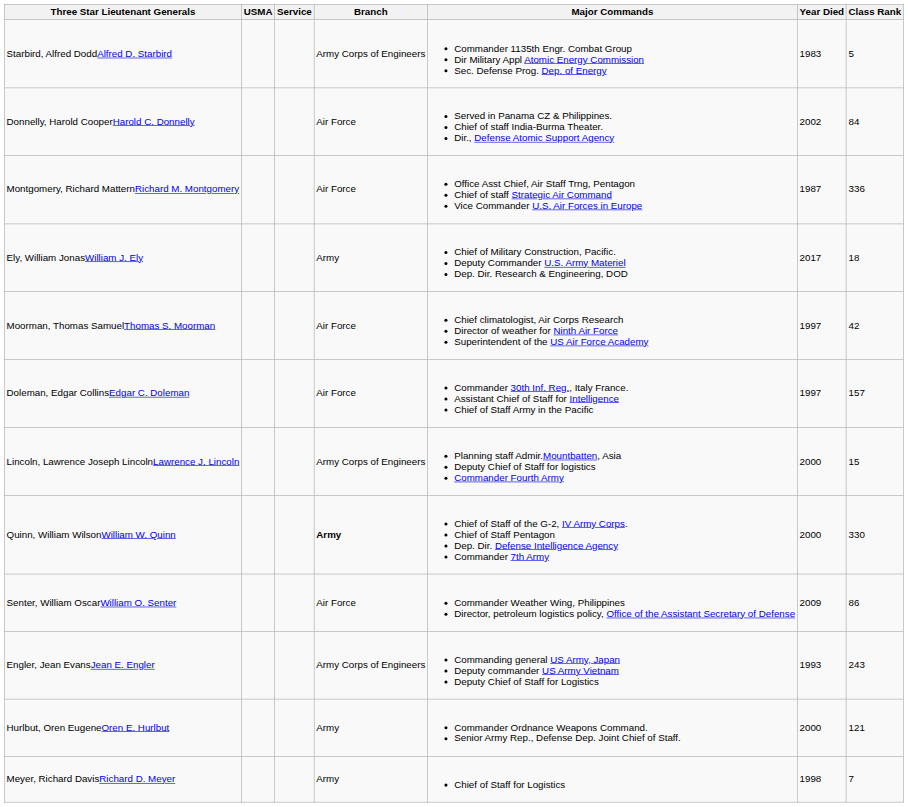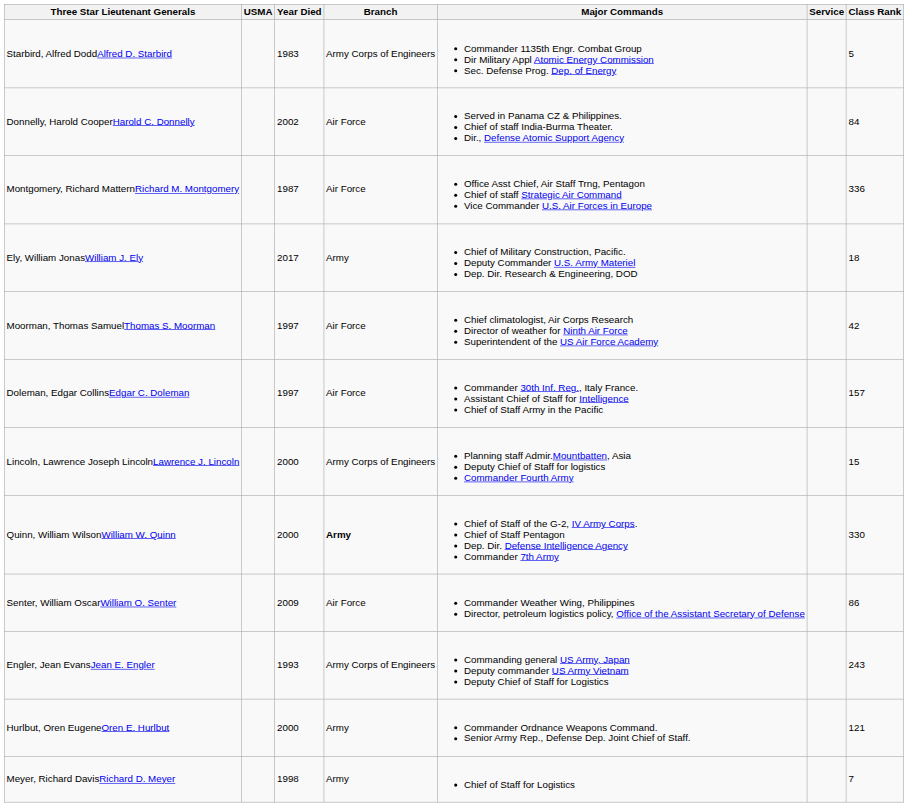columns swapped: (294, 12) <-> (822, 12)
